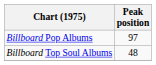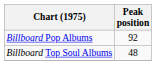(133, 38) 97 -> (133, 38) 92
